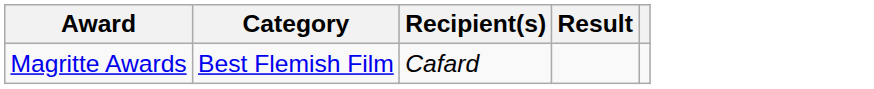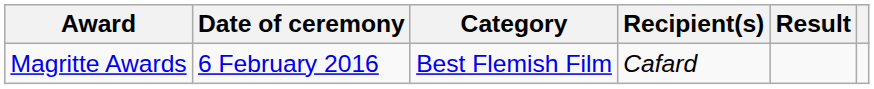+ column: (301, 24)
